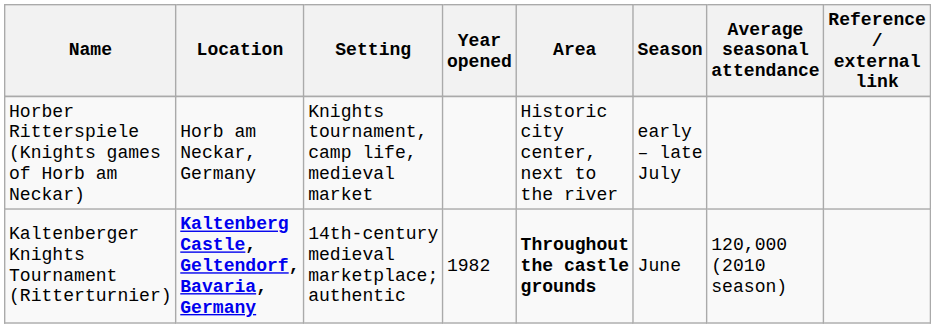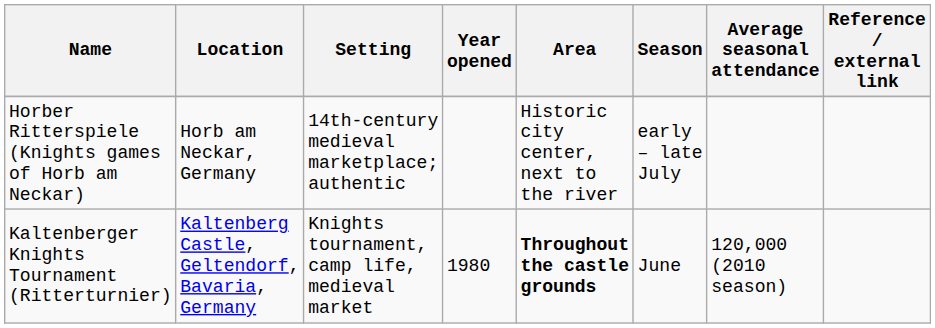(368, 153) Knights tournament, camp life, medieval market -> (373, 153) 14th-century medieval marketplace; authentic
(240, 266) bold -> (240, 266) normal
(373, 266) 14th-century medieval marketplace; authentic -> (368, 266) Knights tournament, camp life, medieval market
(469, 266) 1982 -> (469, 266) 1980
